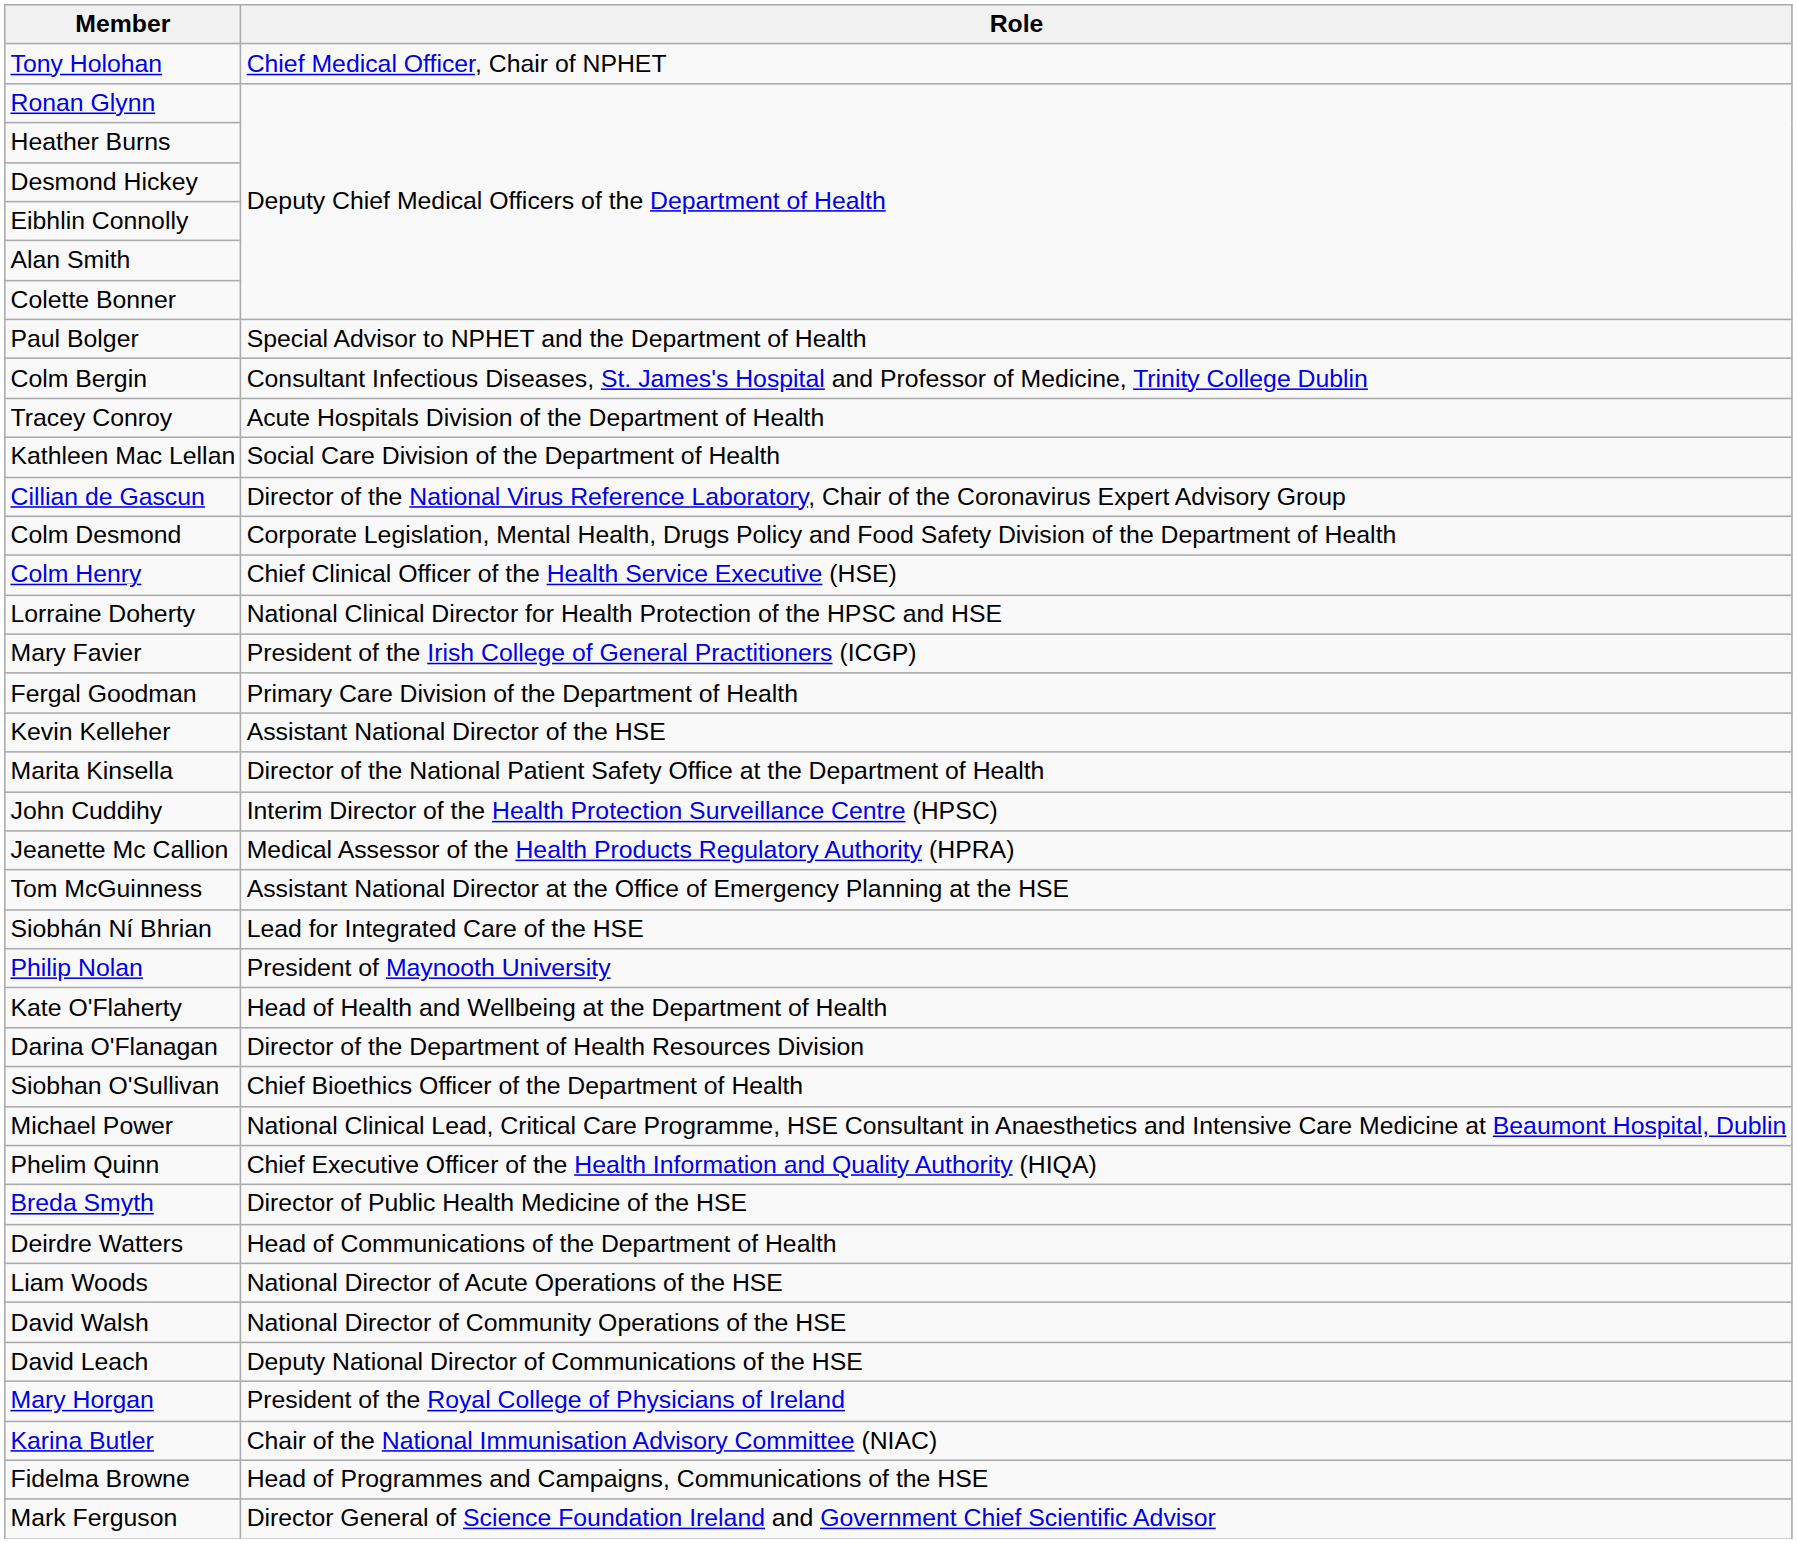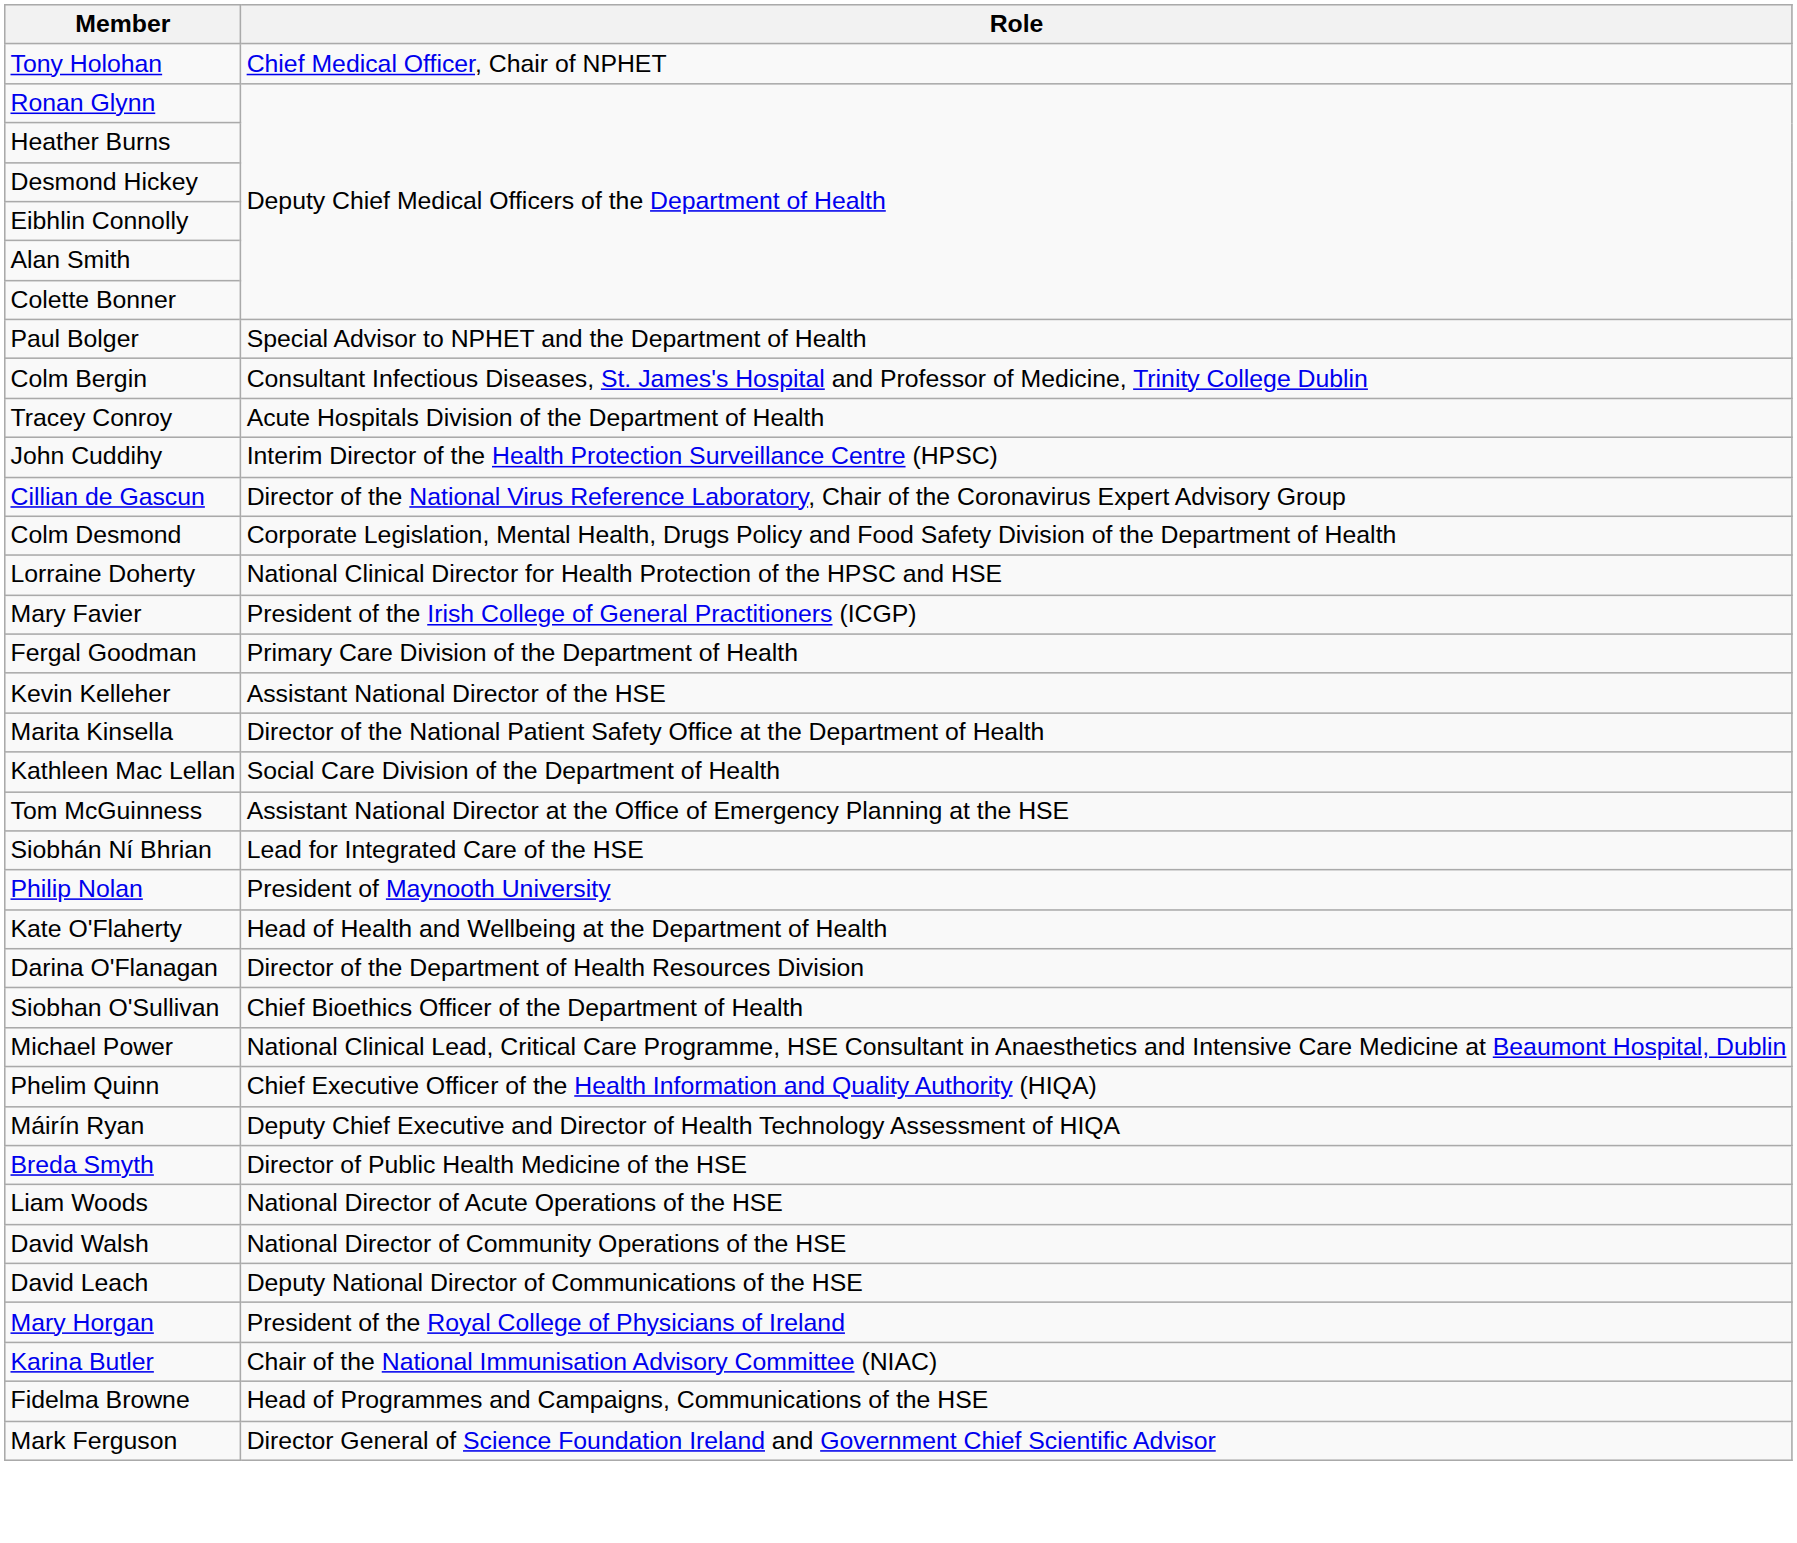rows swapped: (86, 810) <-> (123, 456)
- row: (76, 574)
- row: (119, 850)
+ row: (77, 1125)
- row: (97, 1243)
